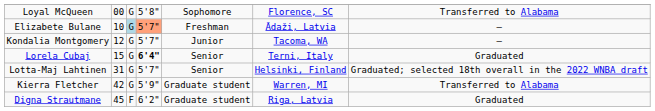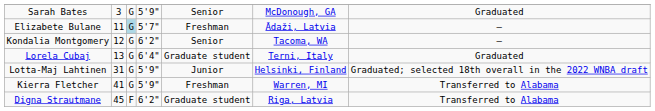- row: (58, 12)
+ row: (58, 12)
(119, 26) 10 -> (119, 26) 11
(149, 26) lightsalmon background -> (149, 26) no background
(149, 41) 5'7" -> (149, 41) 6'2"
(207, 41) Junior -> (207, 41) Senior
(119, 56) 15 -> (119, 56) 13
(149, 56) bold -> (149, 56) normal
(207, 56) Senior -> (207, 56) Graduate student
(149, 70) 5'7" -> (149, 70) 5'9"
(207, 70) Senior -> (207, 70) Junior
(119, 85) 42 -> (119, 85) 41
(207, 85) Graduate student -> (207, 85) Freshman
(499, 99) Graduated -> (499, 99) Transferred to Alabama
